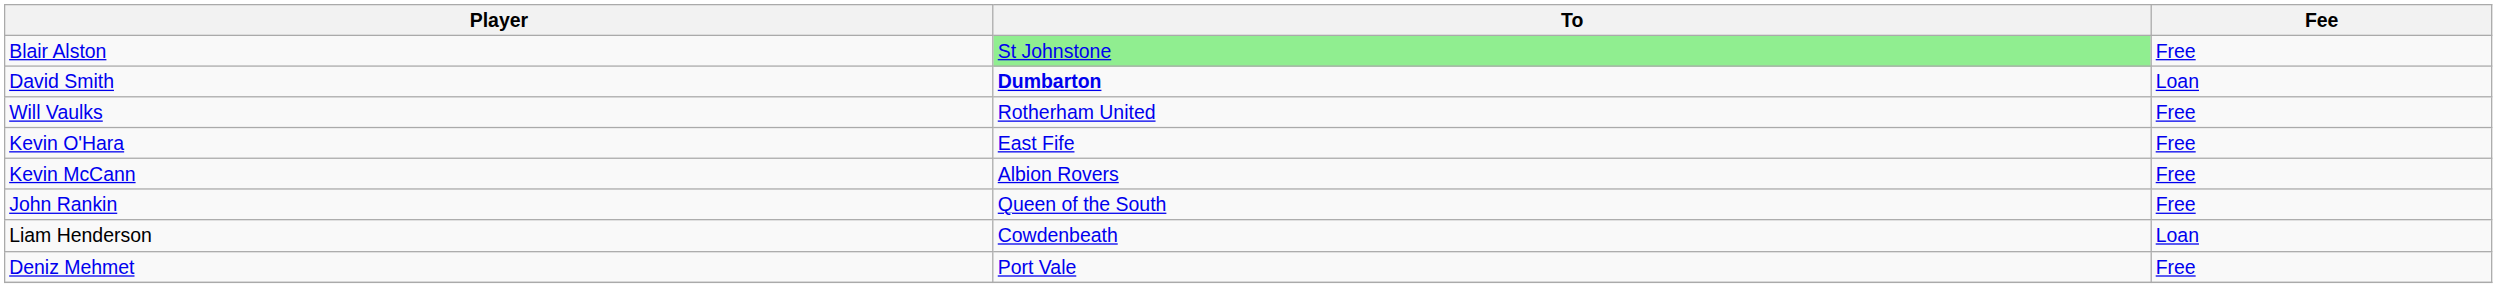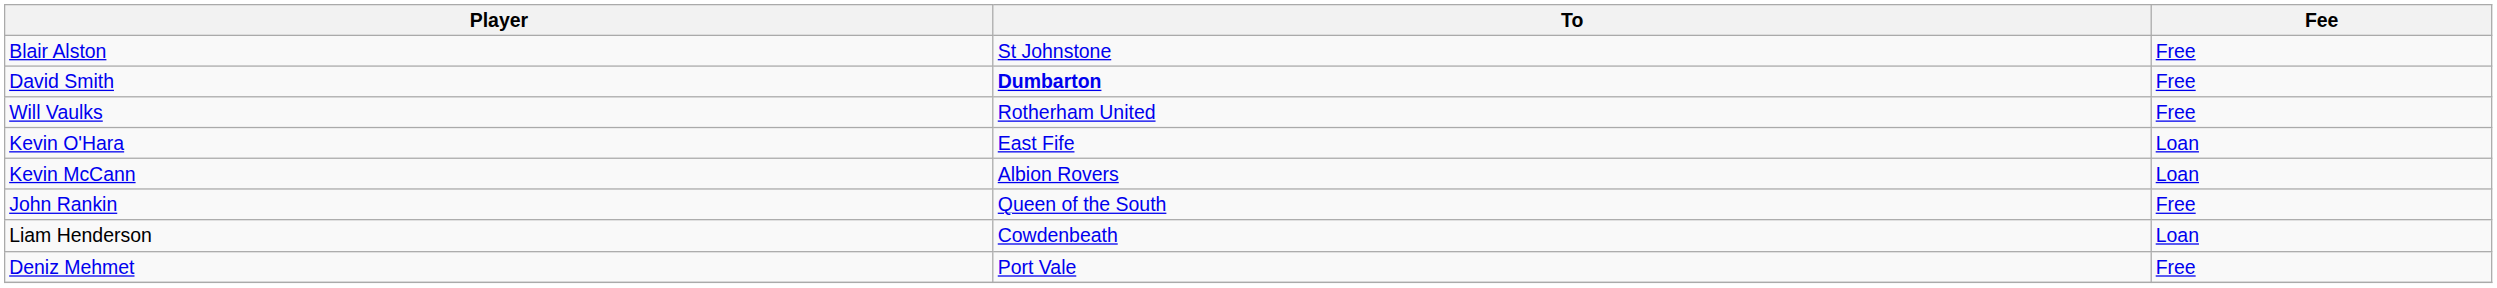(1054, 51) lightgreen background -> (1054, 51) no background
(2177, 82) Loan -> (2176, 82) Free
(2176, 143) Free -> (2177, 143) Loan
(2176, 174) Free -> (2177, 174) Loan
